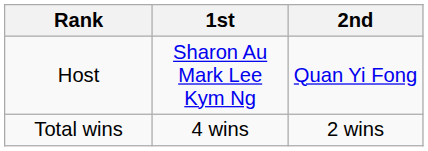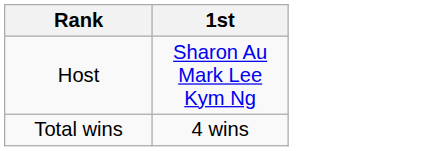- column: (355, 20)
